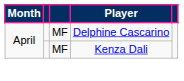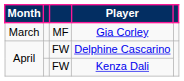+ row: (122, 32)
(60, 32) MF -> (60, 49) FW
(60, 49) MF -> (60, 67) FW
